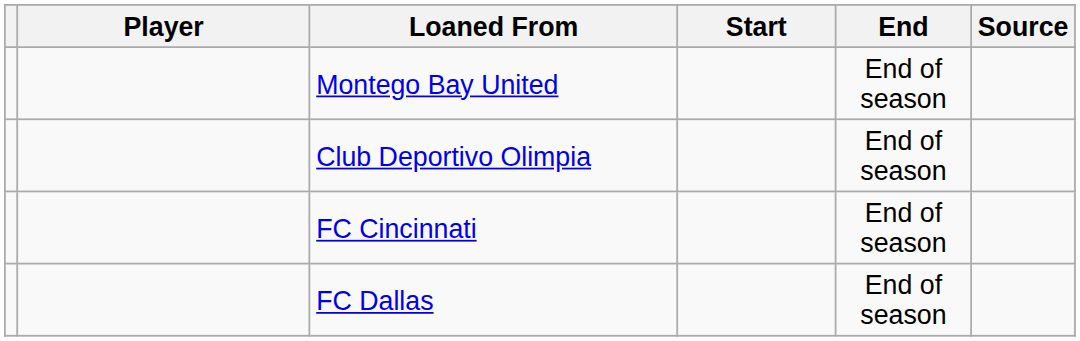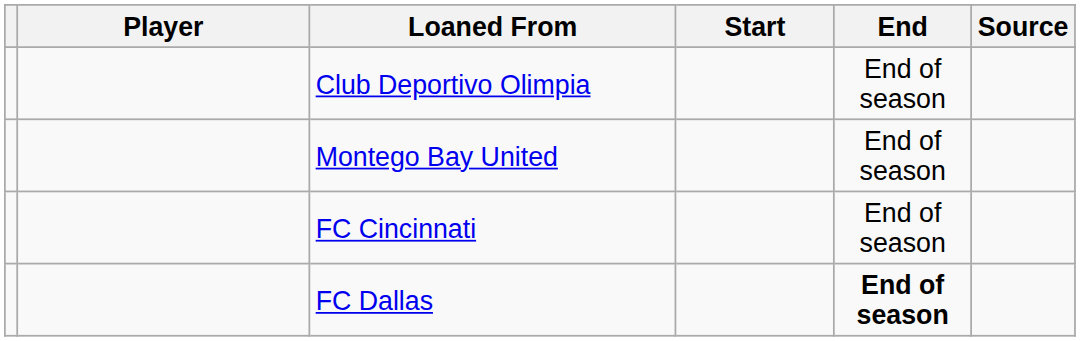rows swapped: (454, 156) <-> (437, 84)
(903, 300) normal -> (903, 300) bold
